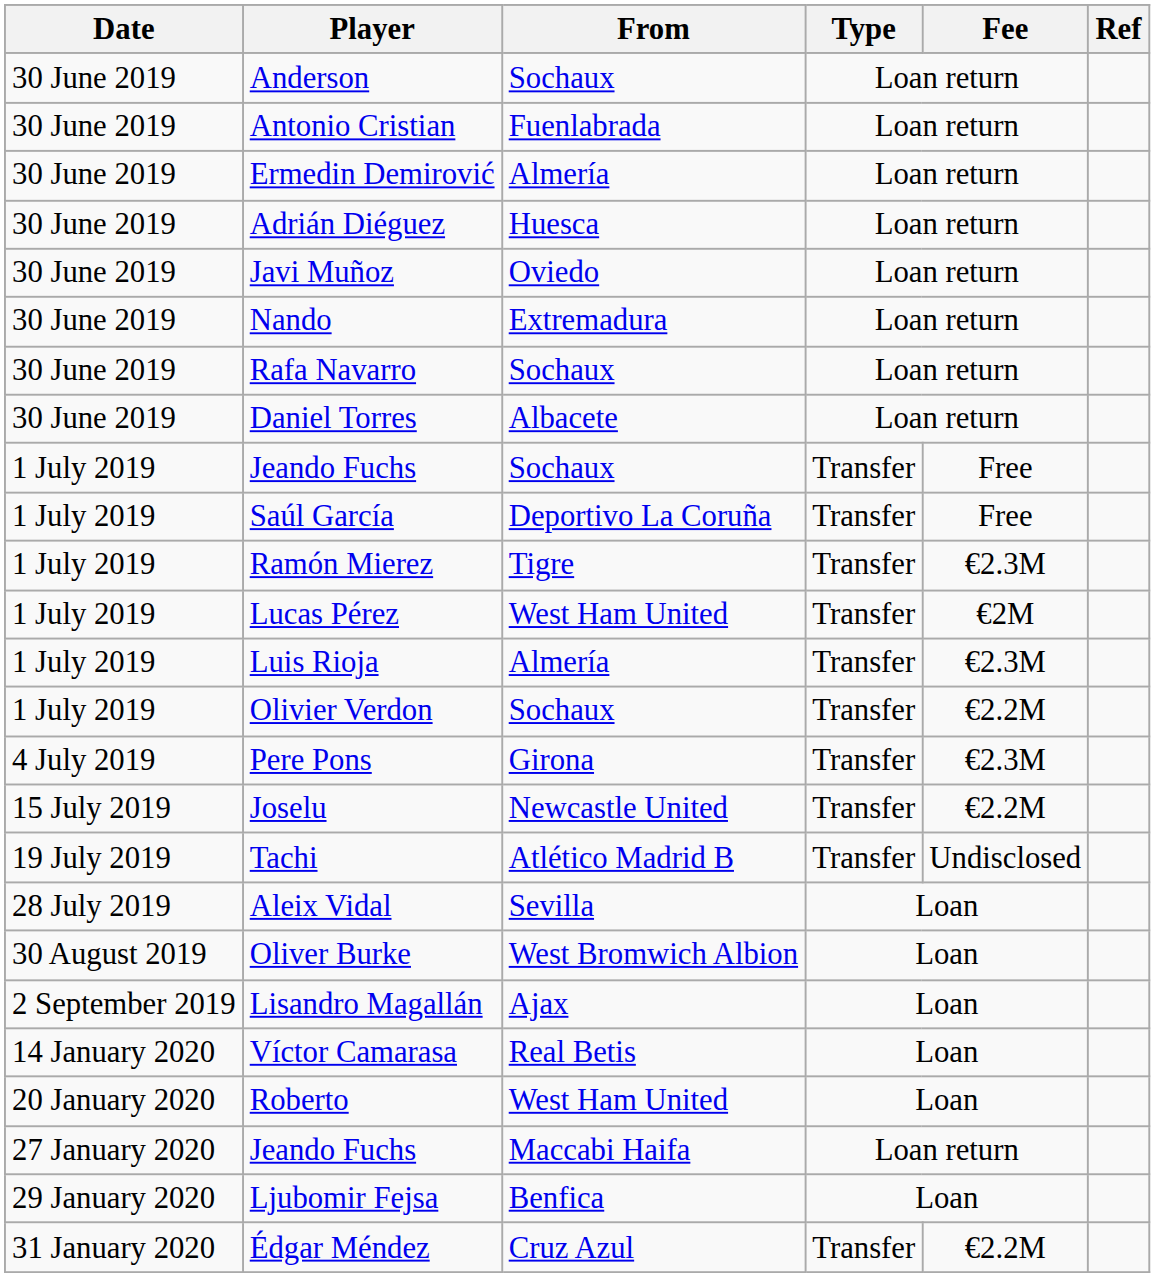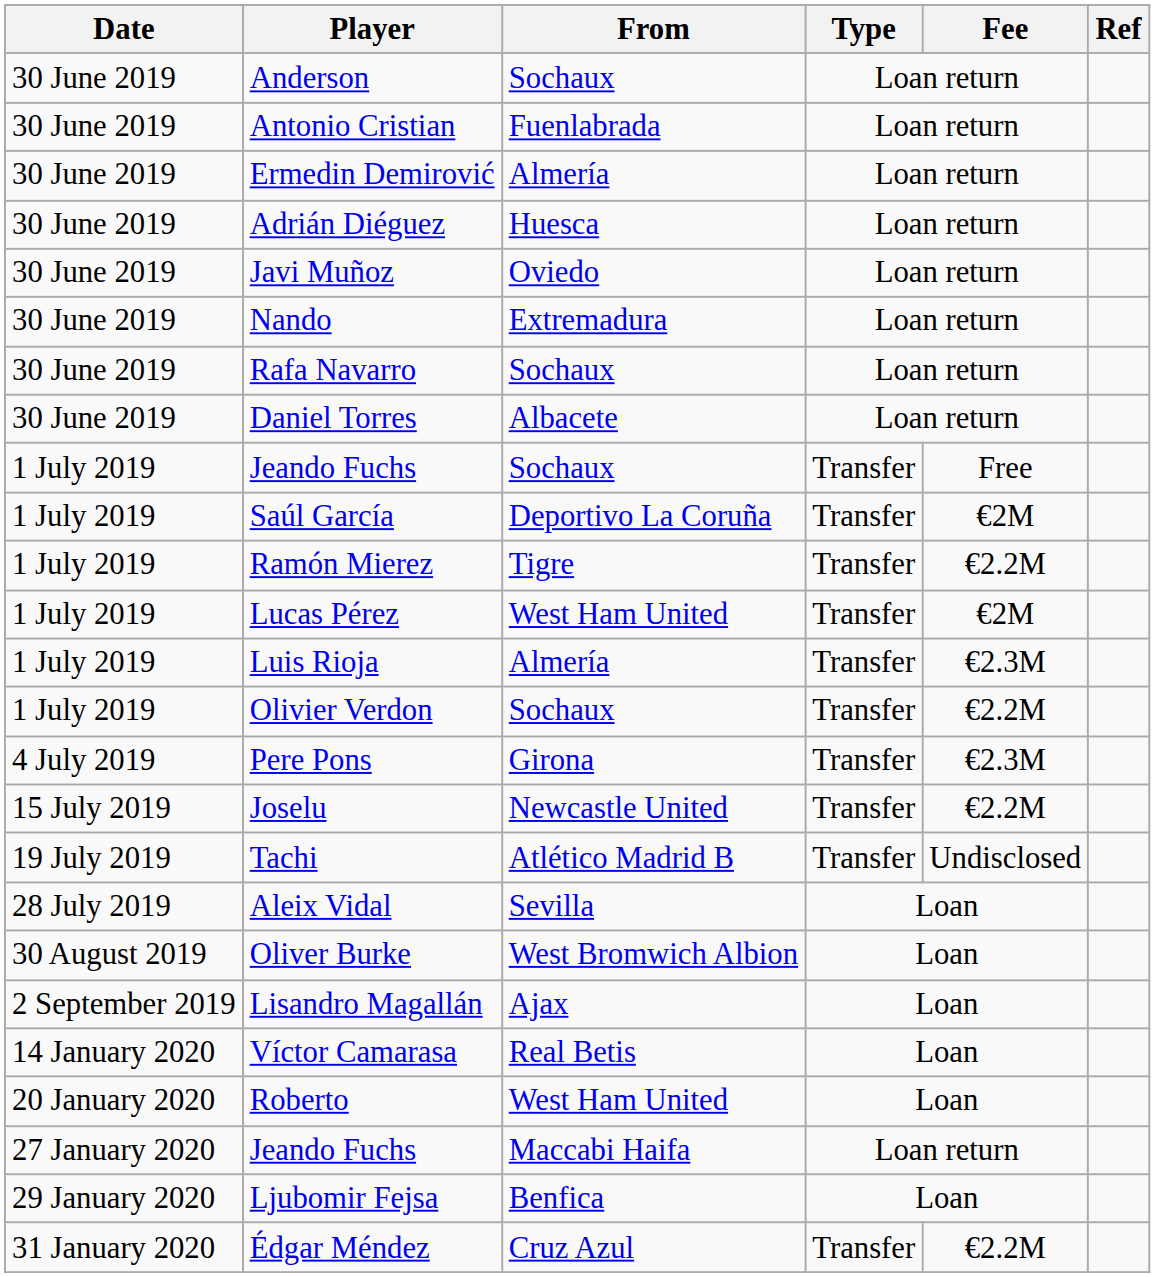(1005, 516) Free -> (1005, 516) €2M
(1005, 564) €2.3M -> (1005, 564) €2.2M
